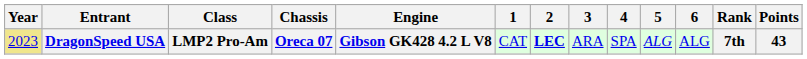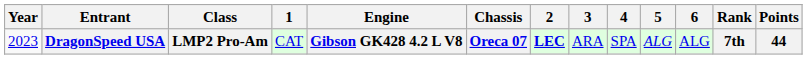columns swapped: (304, 16) <-> (513, 16)
(23, 41) khaki background -> (23, 41) no background
(779, 41) 43 -> (779, 41) 44
